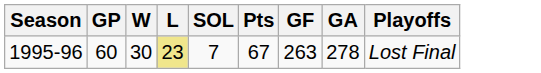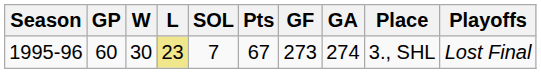+ column: (402, 20)
(300, 52) 263 -> (300, 52) 273
(343, 52) 278 -> (343, 52) 274
